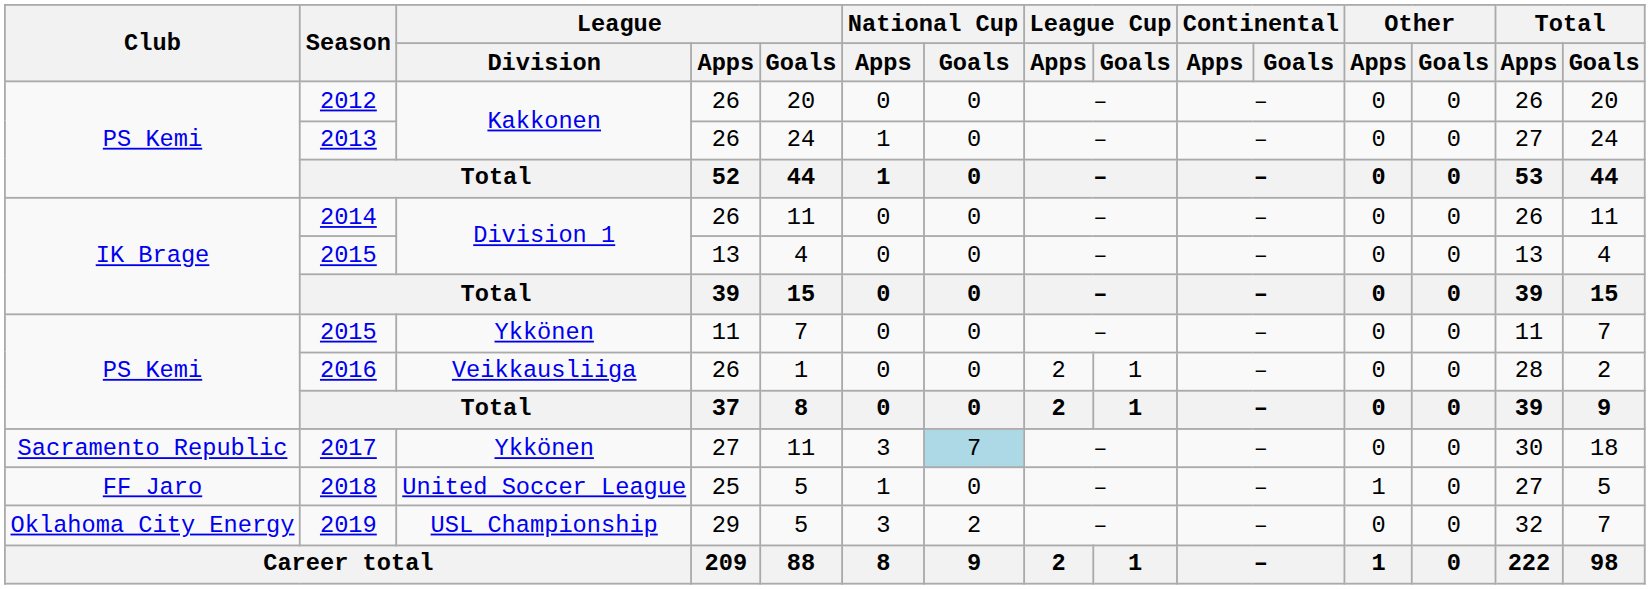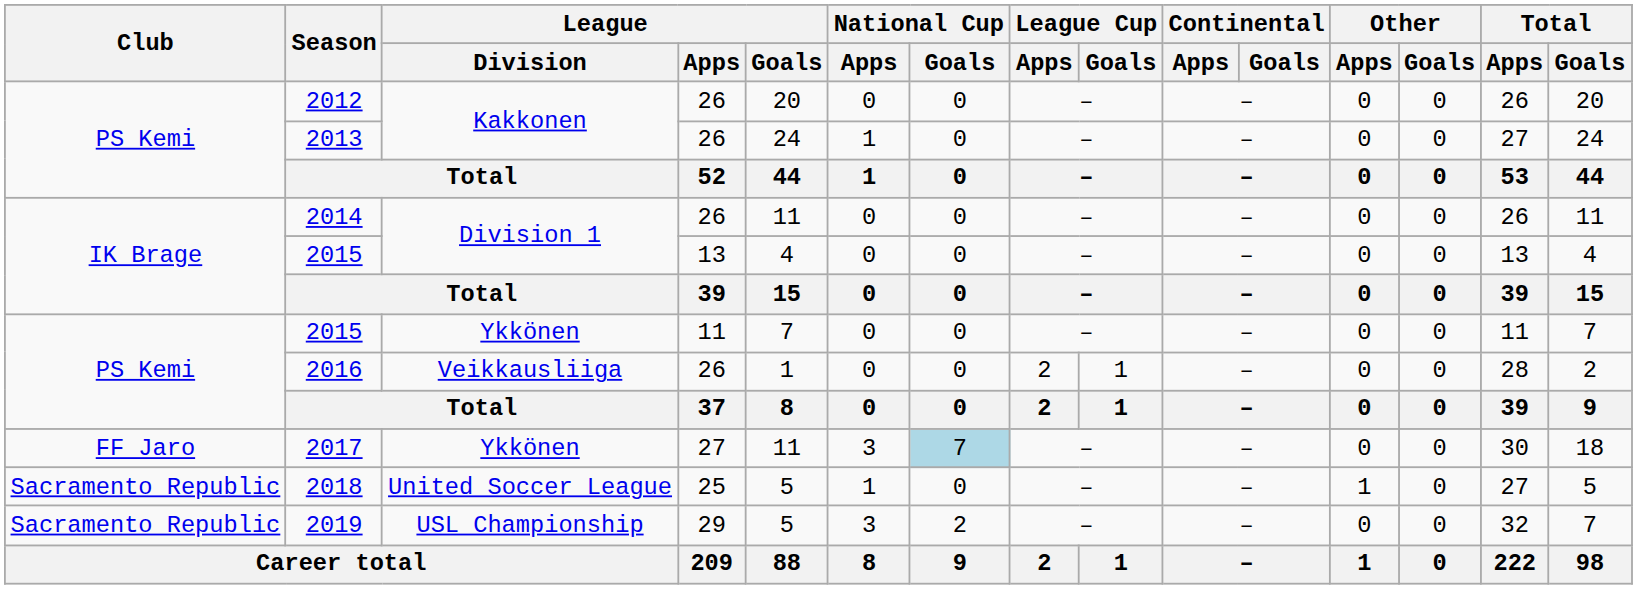(153, 448) Sacramento Republic -> (145, 448) FF Jaro
(153, 487) FF Jaro -> (145, 487) Sacramento Republic
(153, 525) Oklahoma City Energy -> (145, 525) Sacramento Republic
